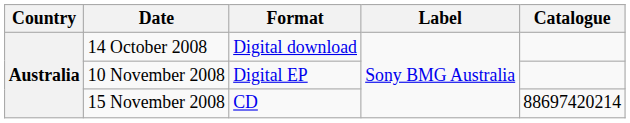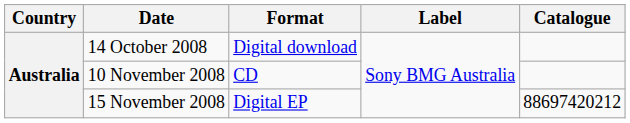(270, 74) Digital EP -> (246, 74) CD
(246, 103) CD -> (270, 103) Digital EP
(572, 103) 88697420214 -> (572, 103) 88697420212
